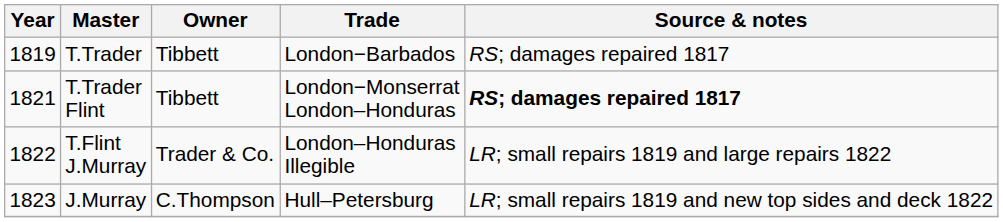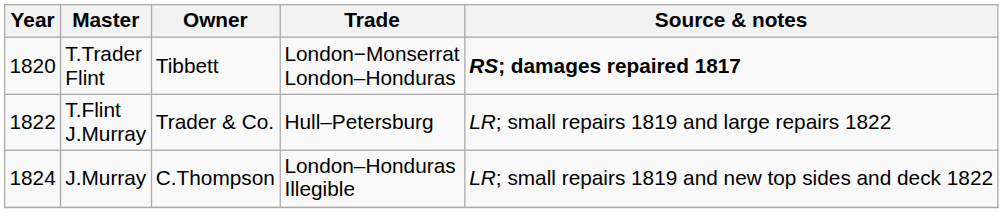- row: (104, 53)
(33, 98) 1821 -> (33, 65) 1820
(370, 155) London–Honduras Illegible -> (359, 122) Hull–Petersburg
(33, 199) 1823 -> (33, 178) 1824
(359, 199) Hull–Petersburg -> (370, 178) London–Honduras Illegible
